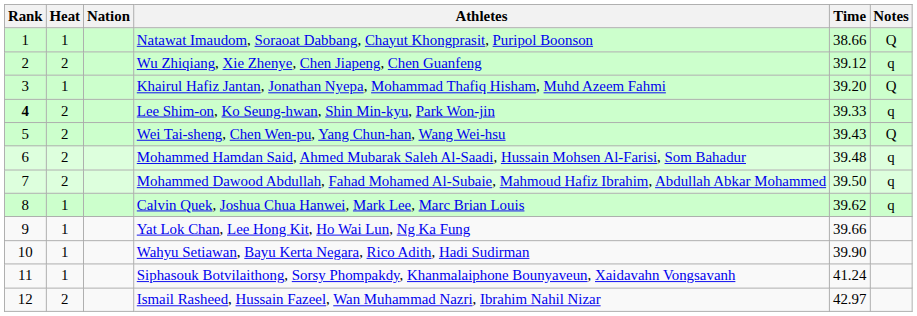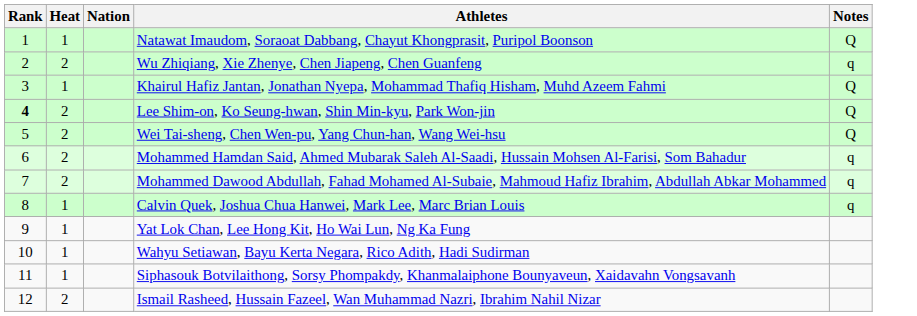- column: (850, 16)
(891, 110) q -> (851, 110) Q
